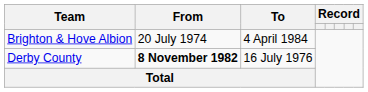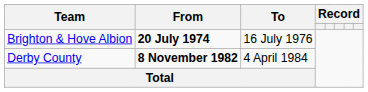(172, 39) normal -> (174, 39) bold
(276, 39) 4 April 1984 -> (278, 39) 16 July 1976
(278, 58) 16 July 1976 -> (276, 58) 4 April 1984
